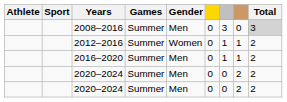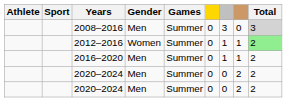columns swapped: (146, 12) <-> (186, 12)
(253, 43) no background -> (253, 43) lightgreen background
